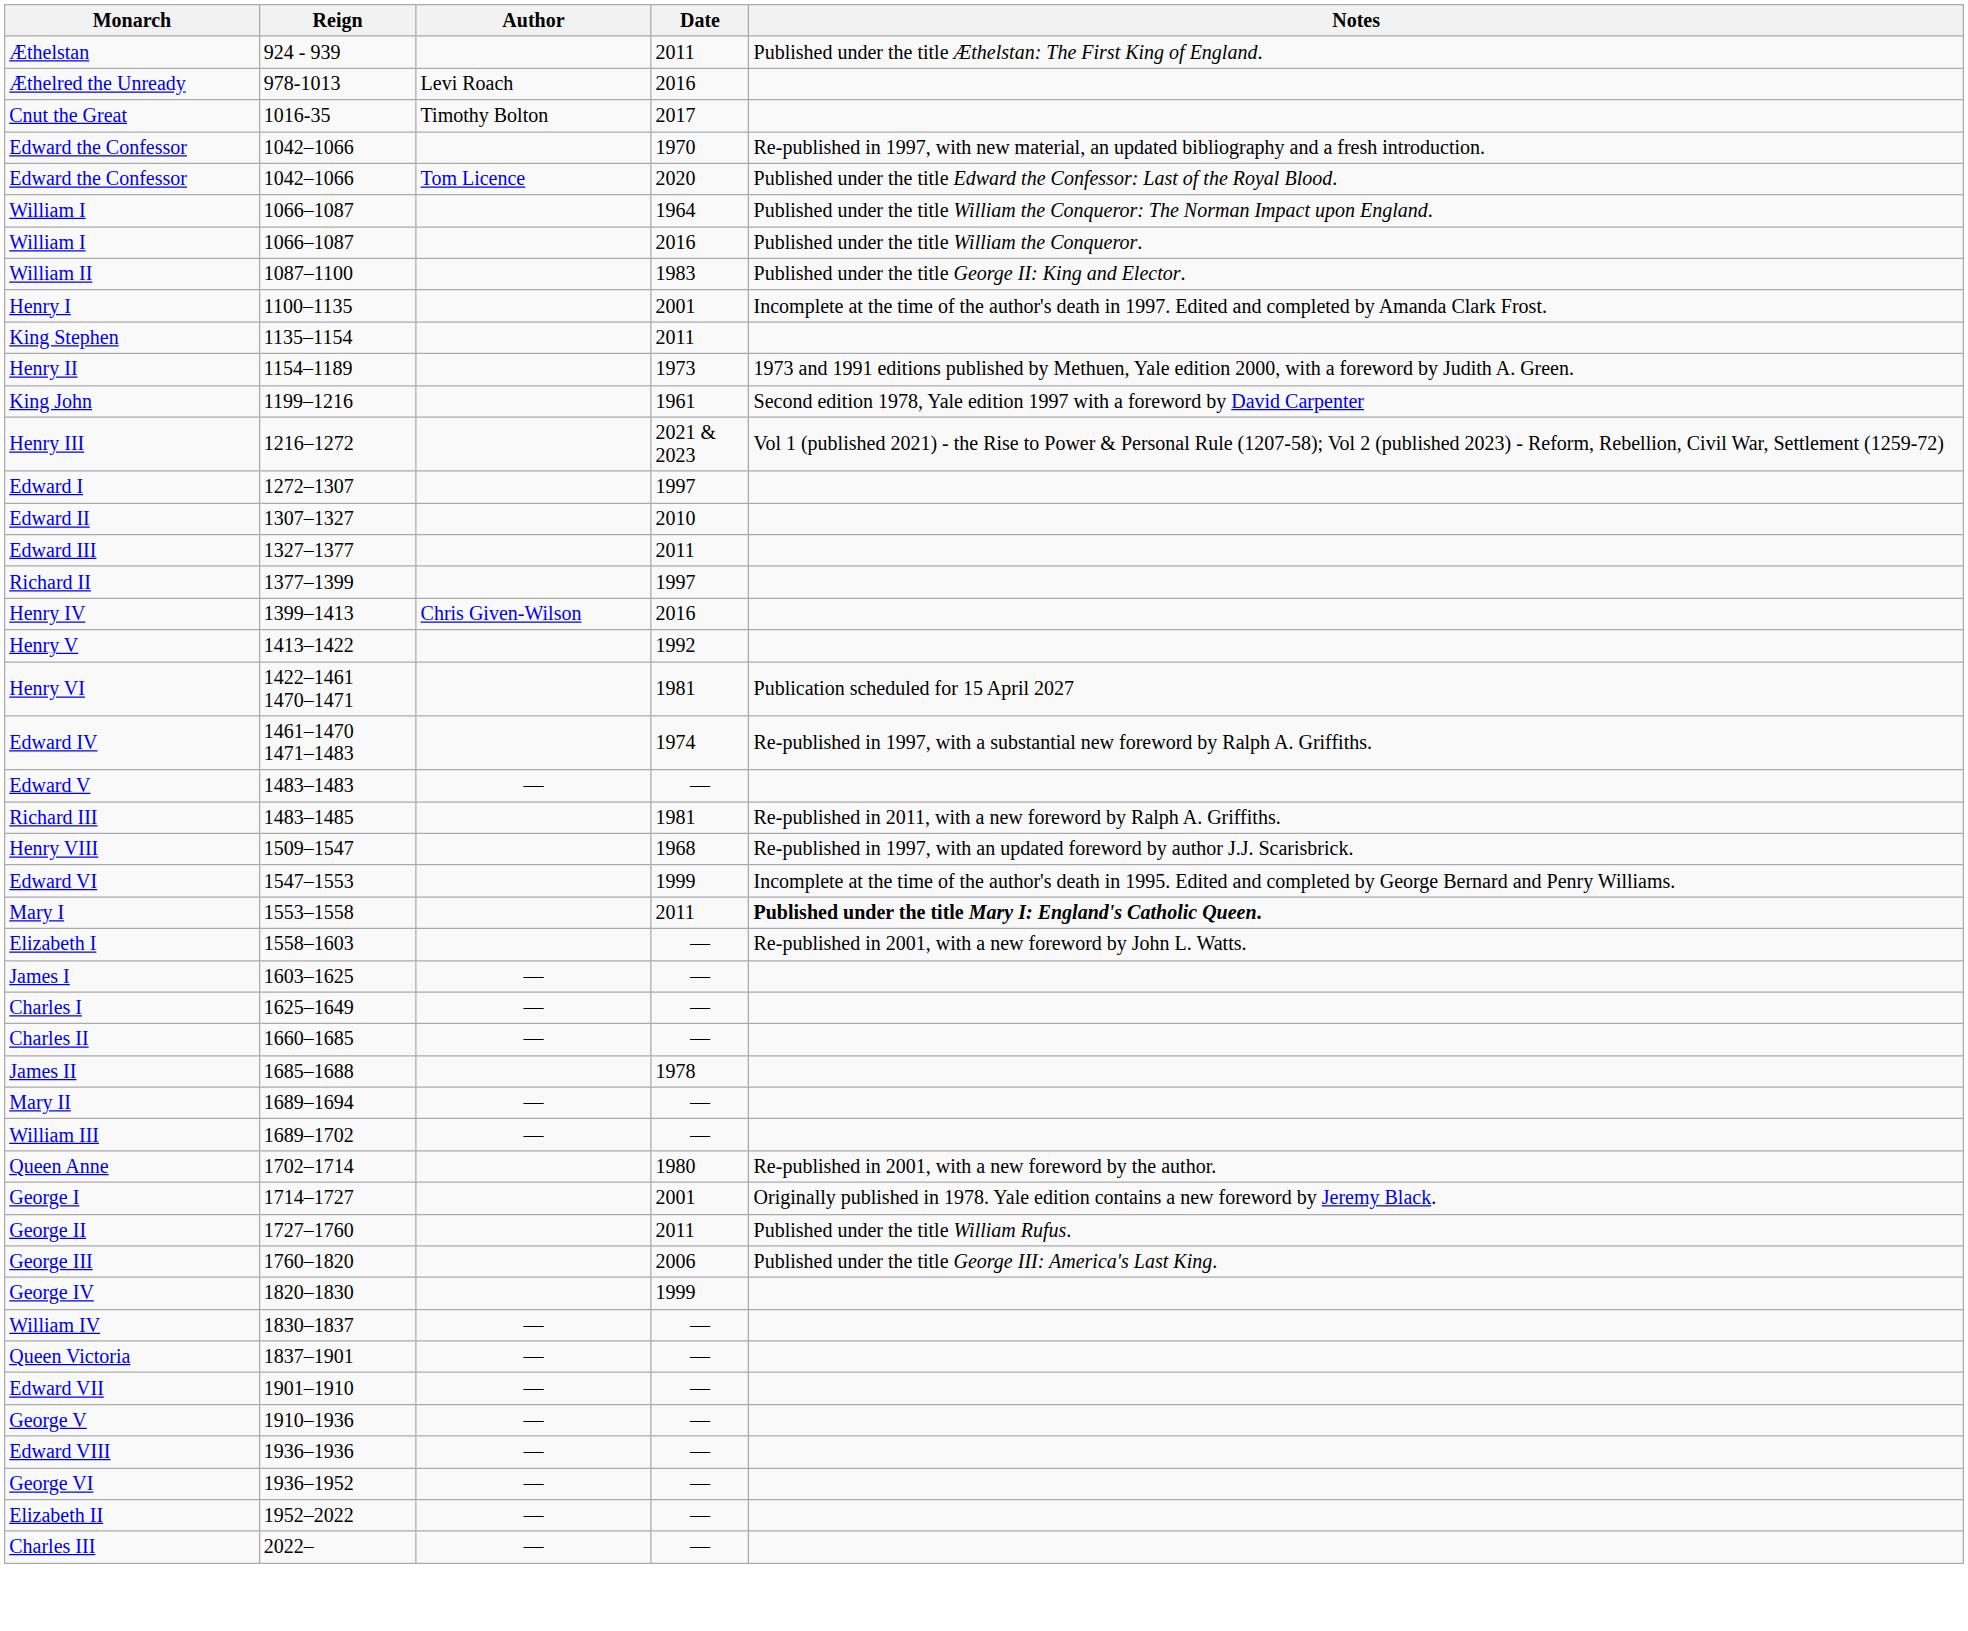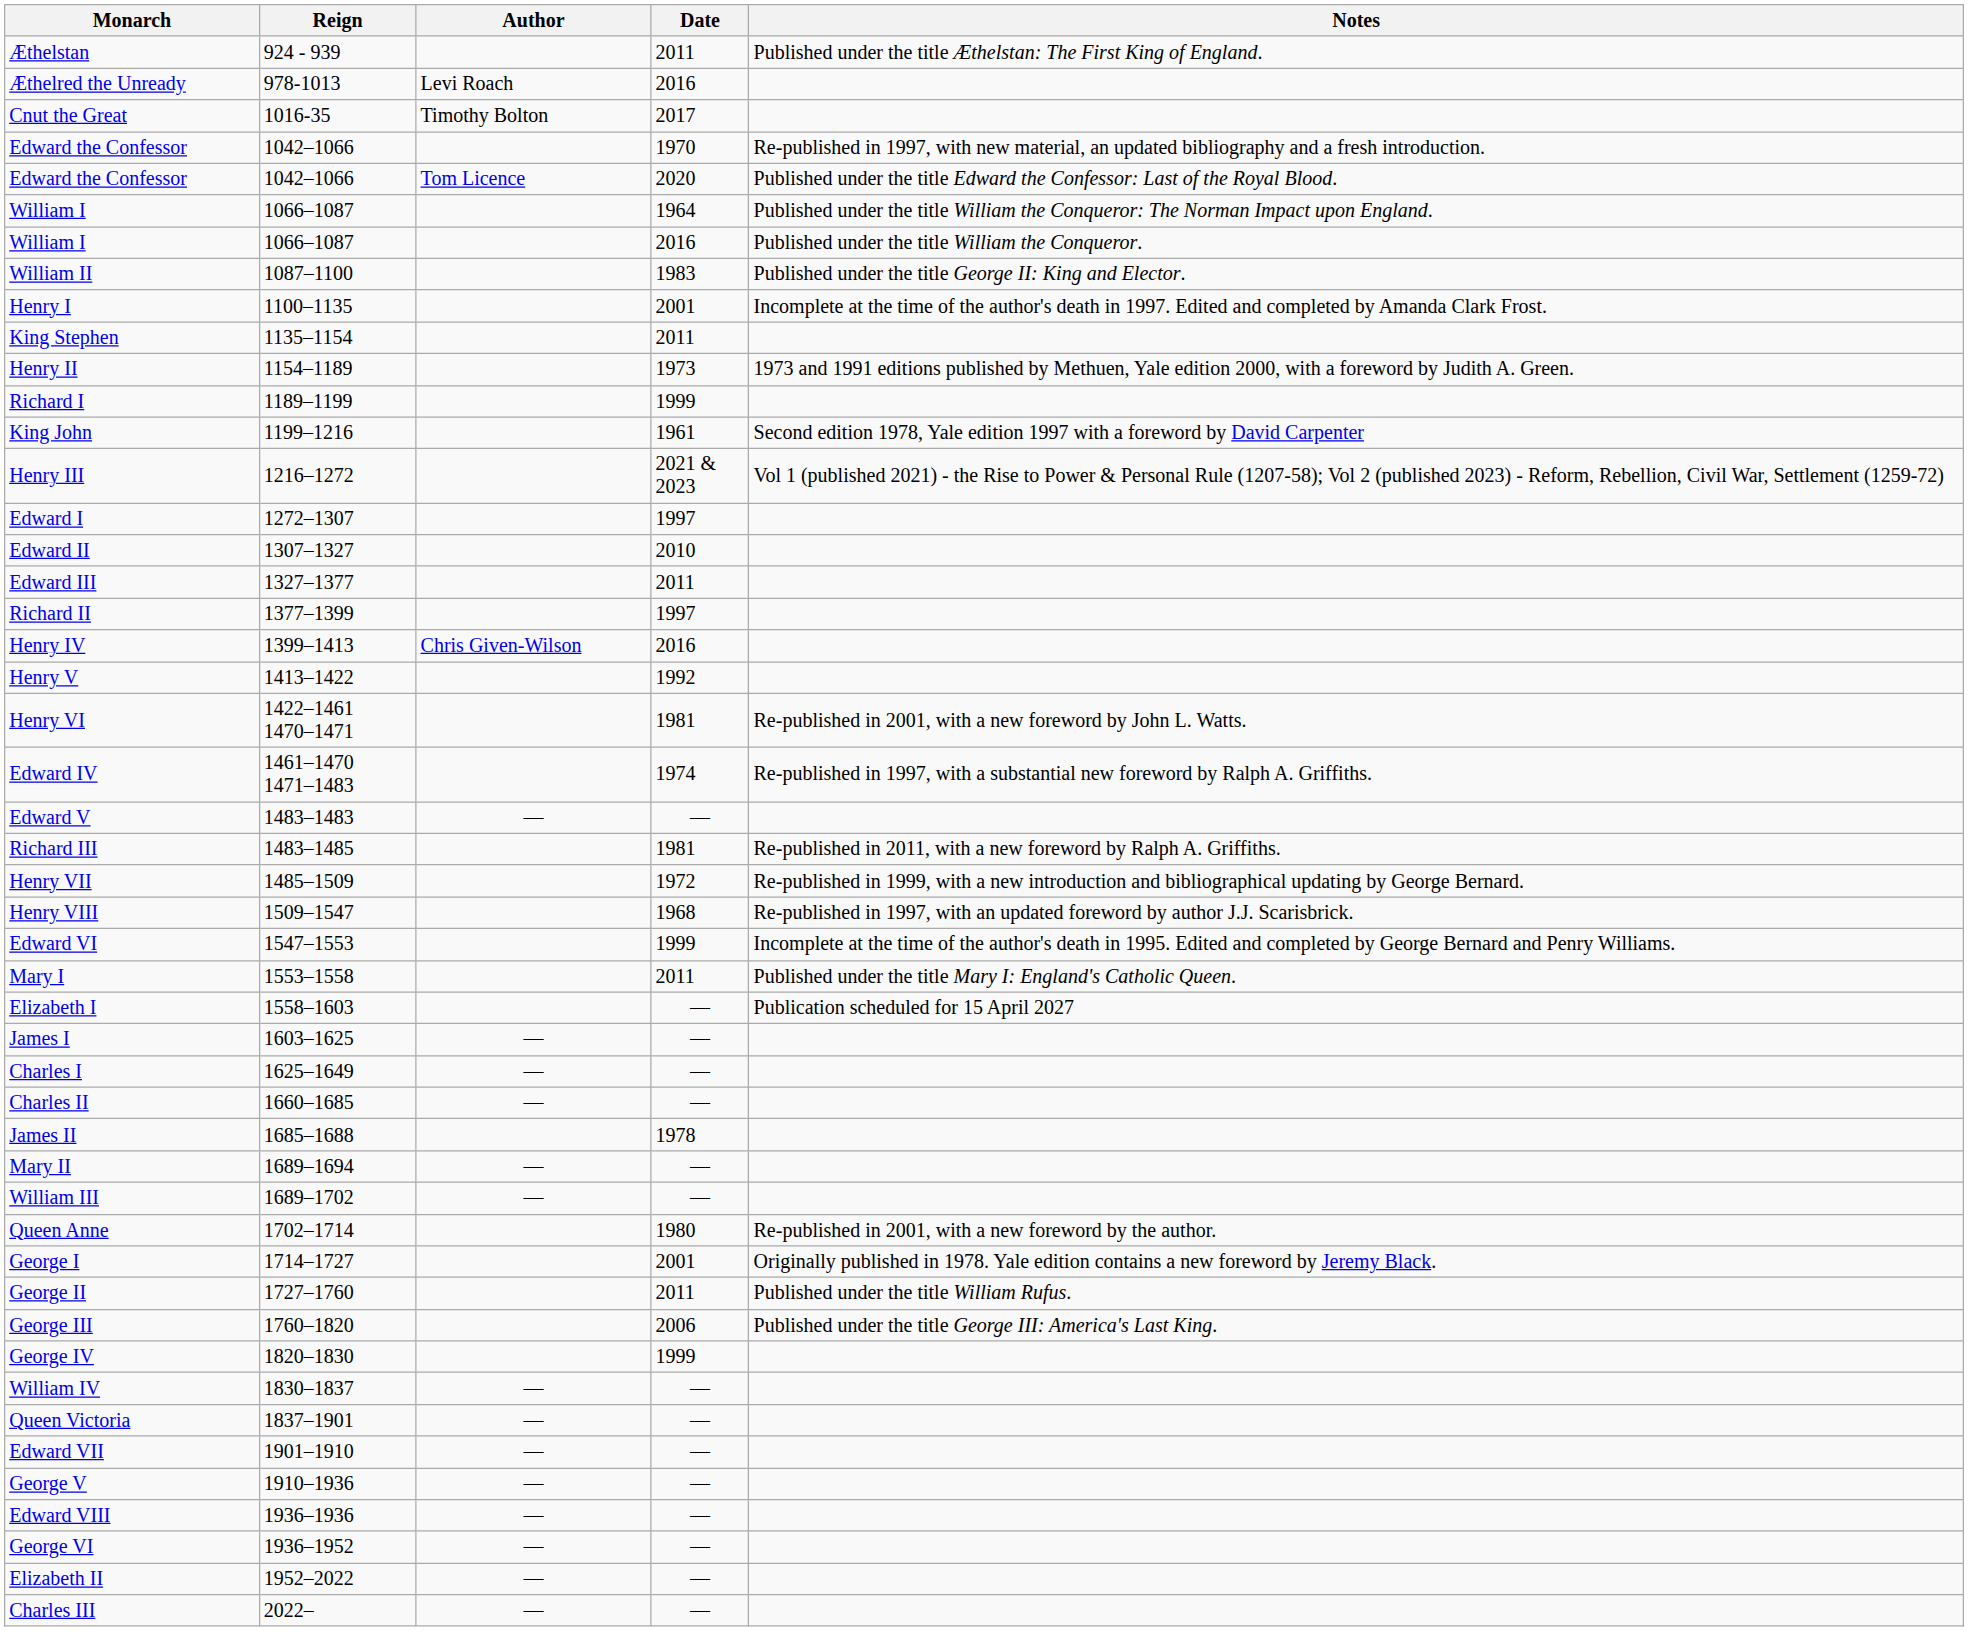+ row: (47, 400)
(914, 688) Publication scheduled for 15 April 2027 -> (1000, 720) Re-published in 2001, with a new foreword by John L. Watts.
+ row: (50, 880)
(1008, 912) bold -> (995, 975) normal
(1000, 944) Re-published in 2001, with a new foreword by John L. Watts. -> (914, 1007) Publication scheduled for 15 April 2027
